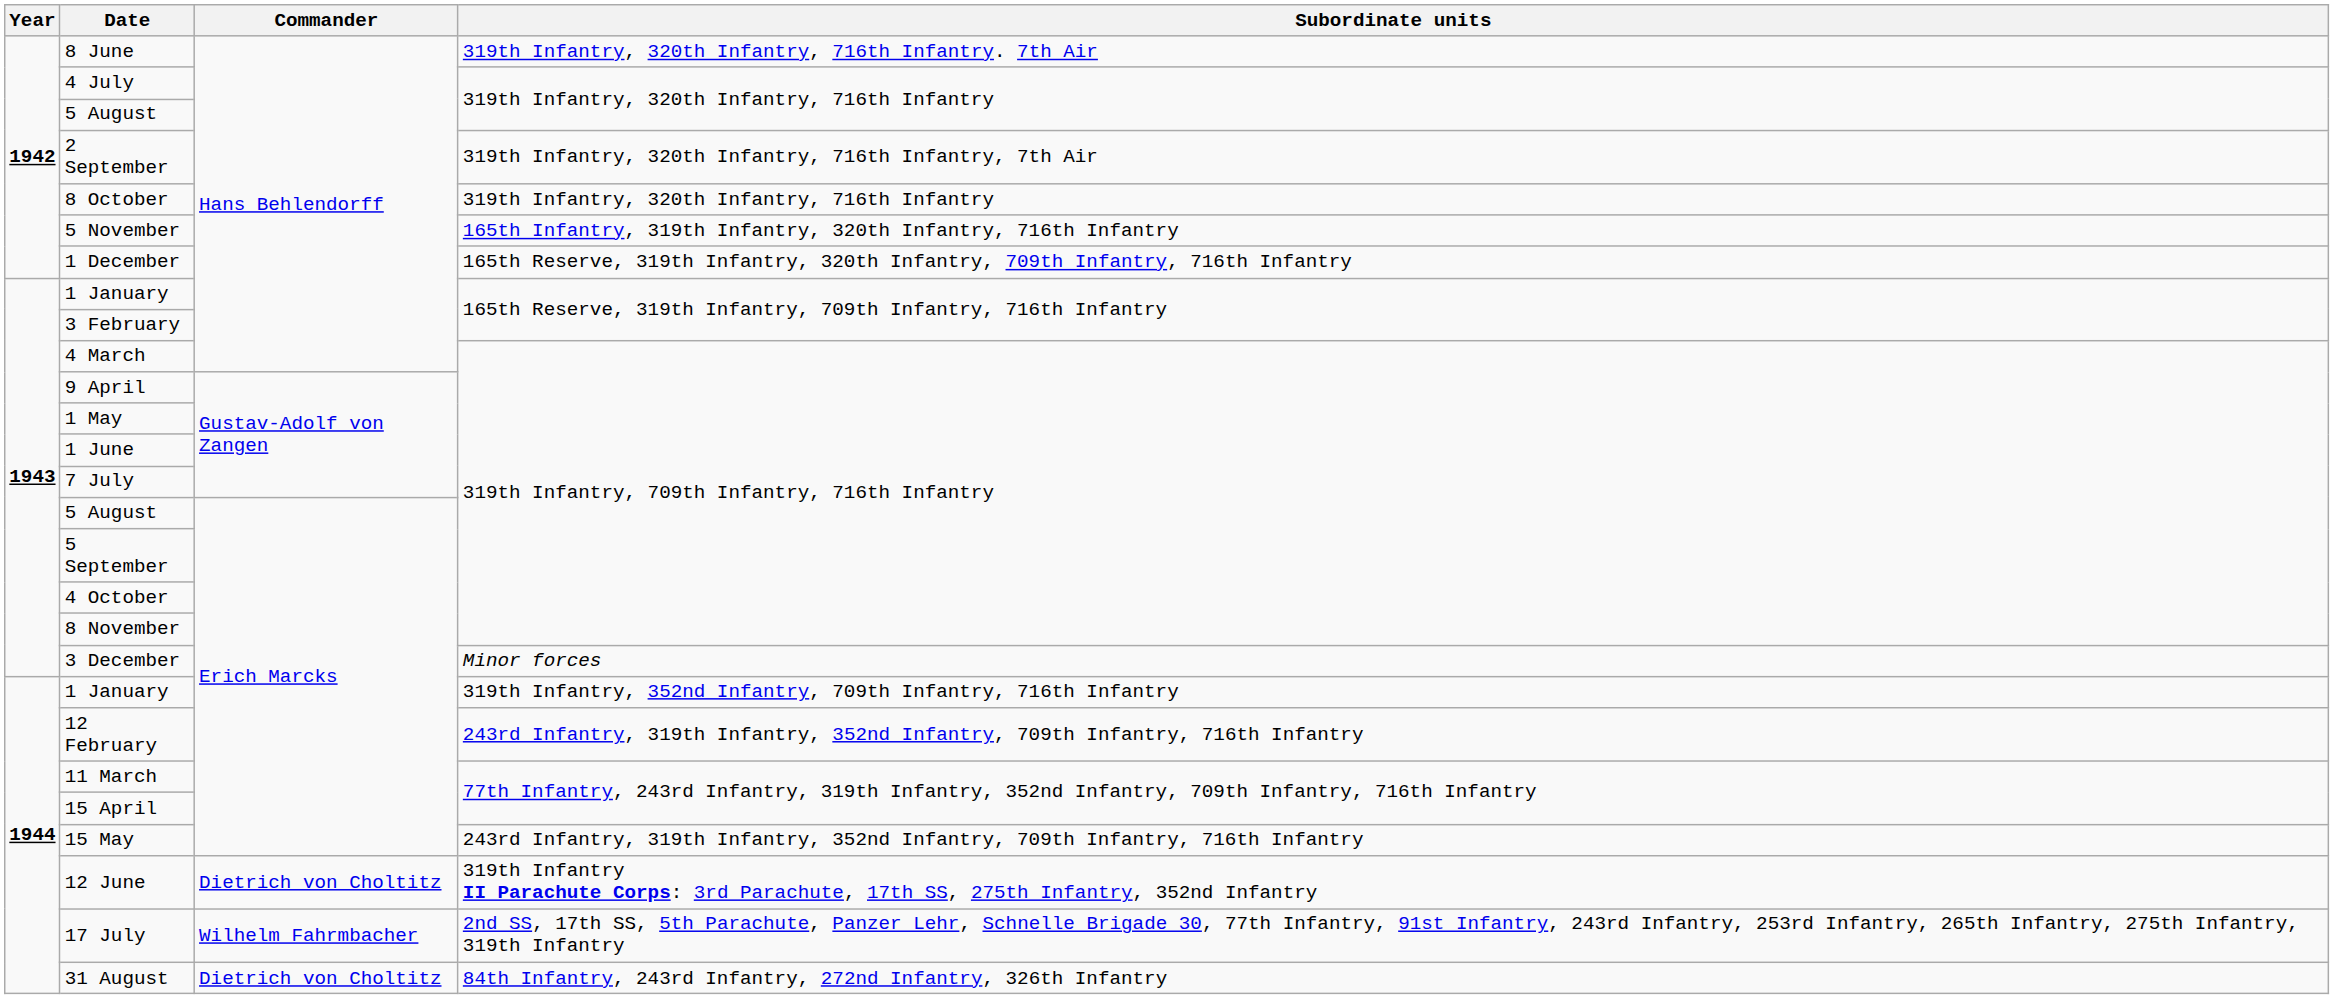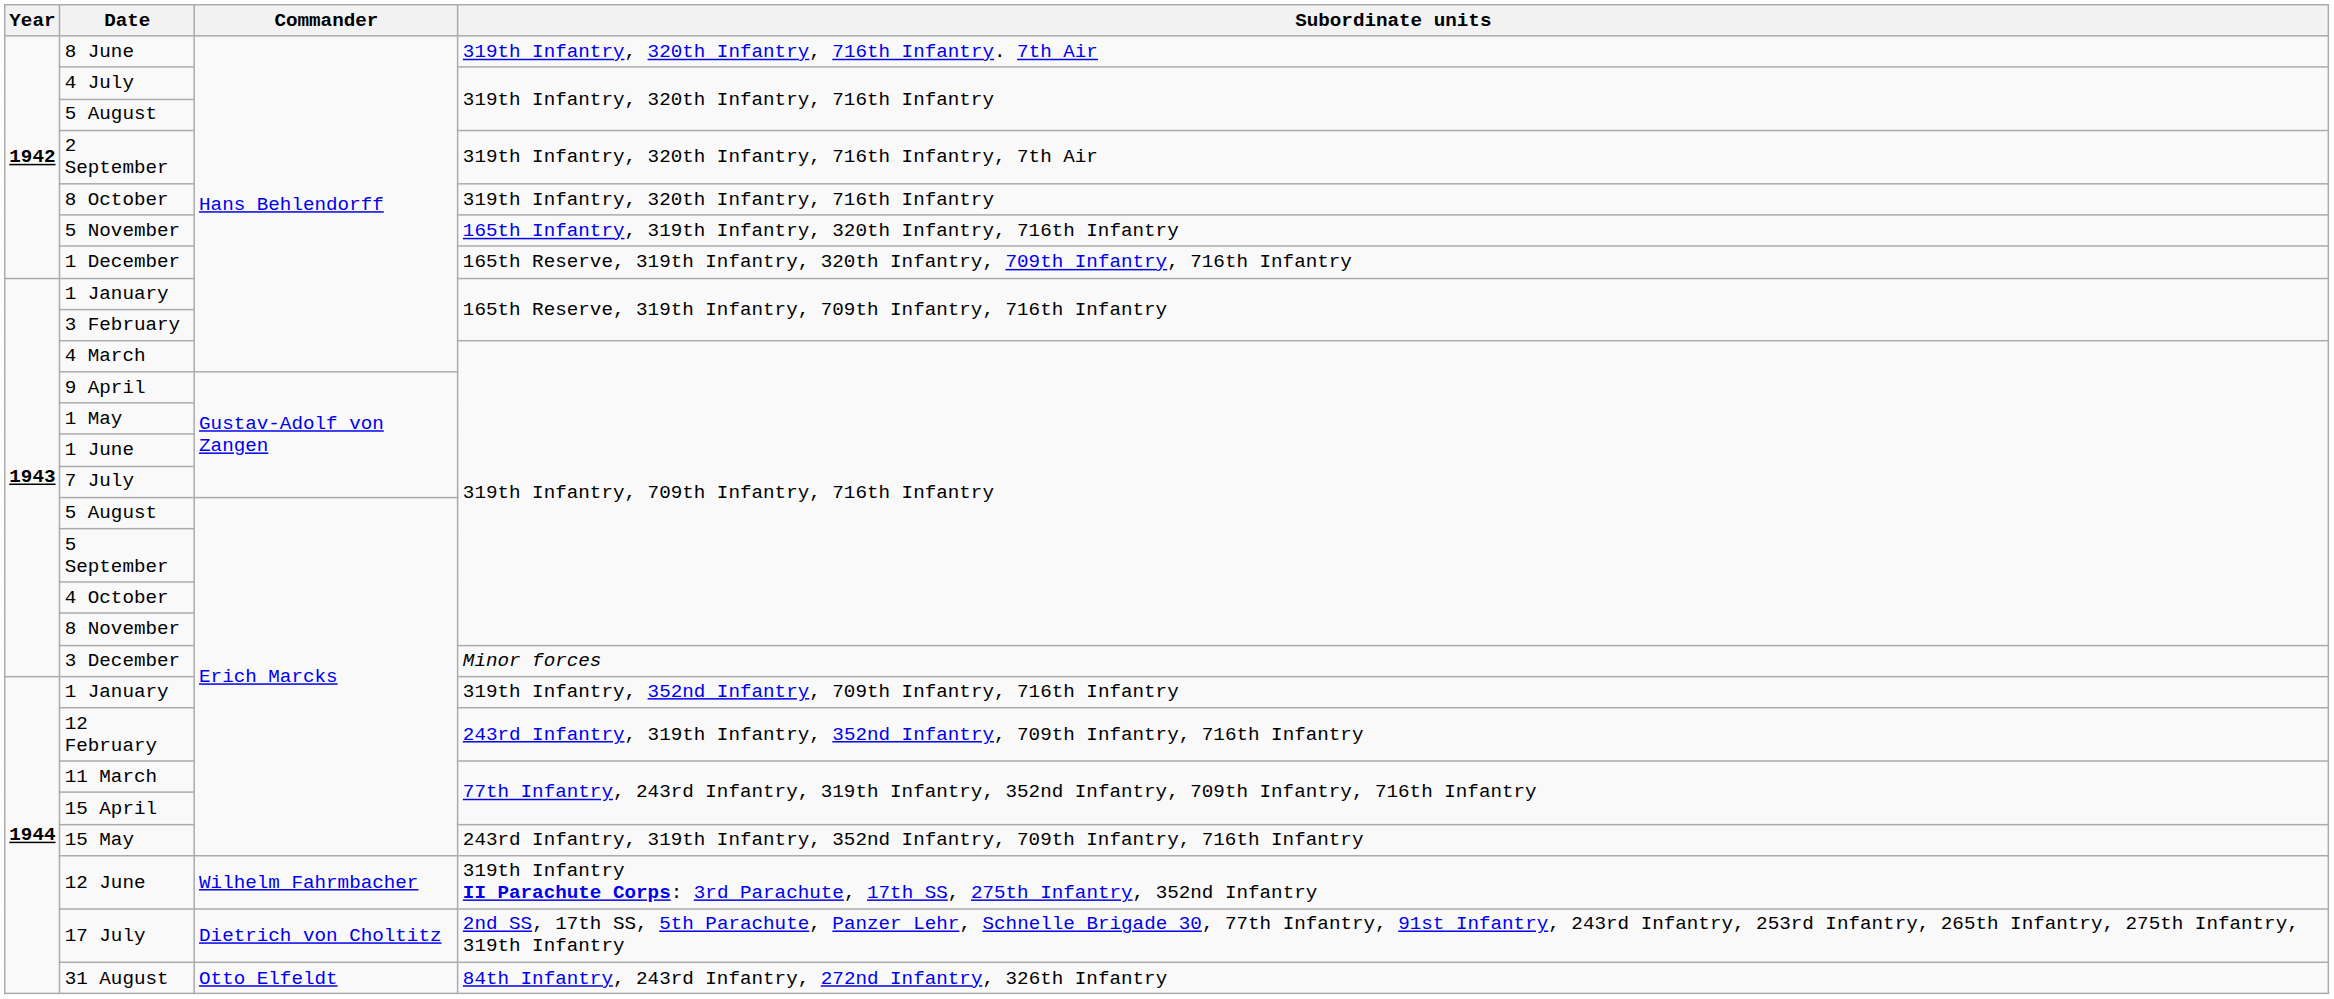(320, 882) Dietrich von Choltitz -> (309, 882) Wilhelm Fahrmbacher
(309, 936) Wilhelm Fahrmbacher -> (320, 936) Dietrich von Choltitz
(320, 978) Dietrich von Choltitz -> (268, 978) Otto Elfeldt
